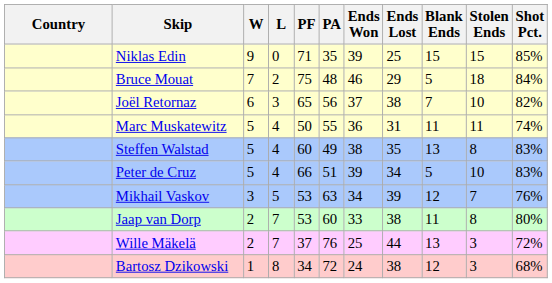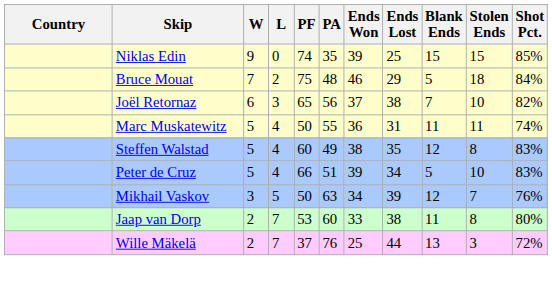(305, 56) 71 -> (305, 56) 74
(432, 149) 13 -> (432, 149) 12
(305, 196) 53 -> (305, 196) 50
- row: (172, 266)
